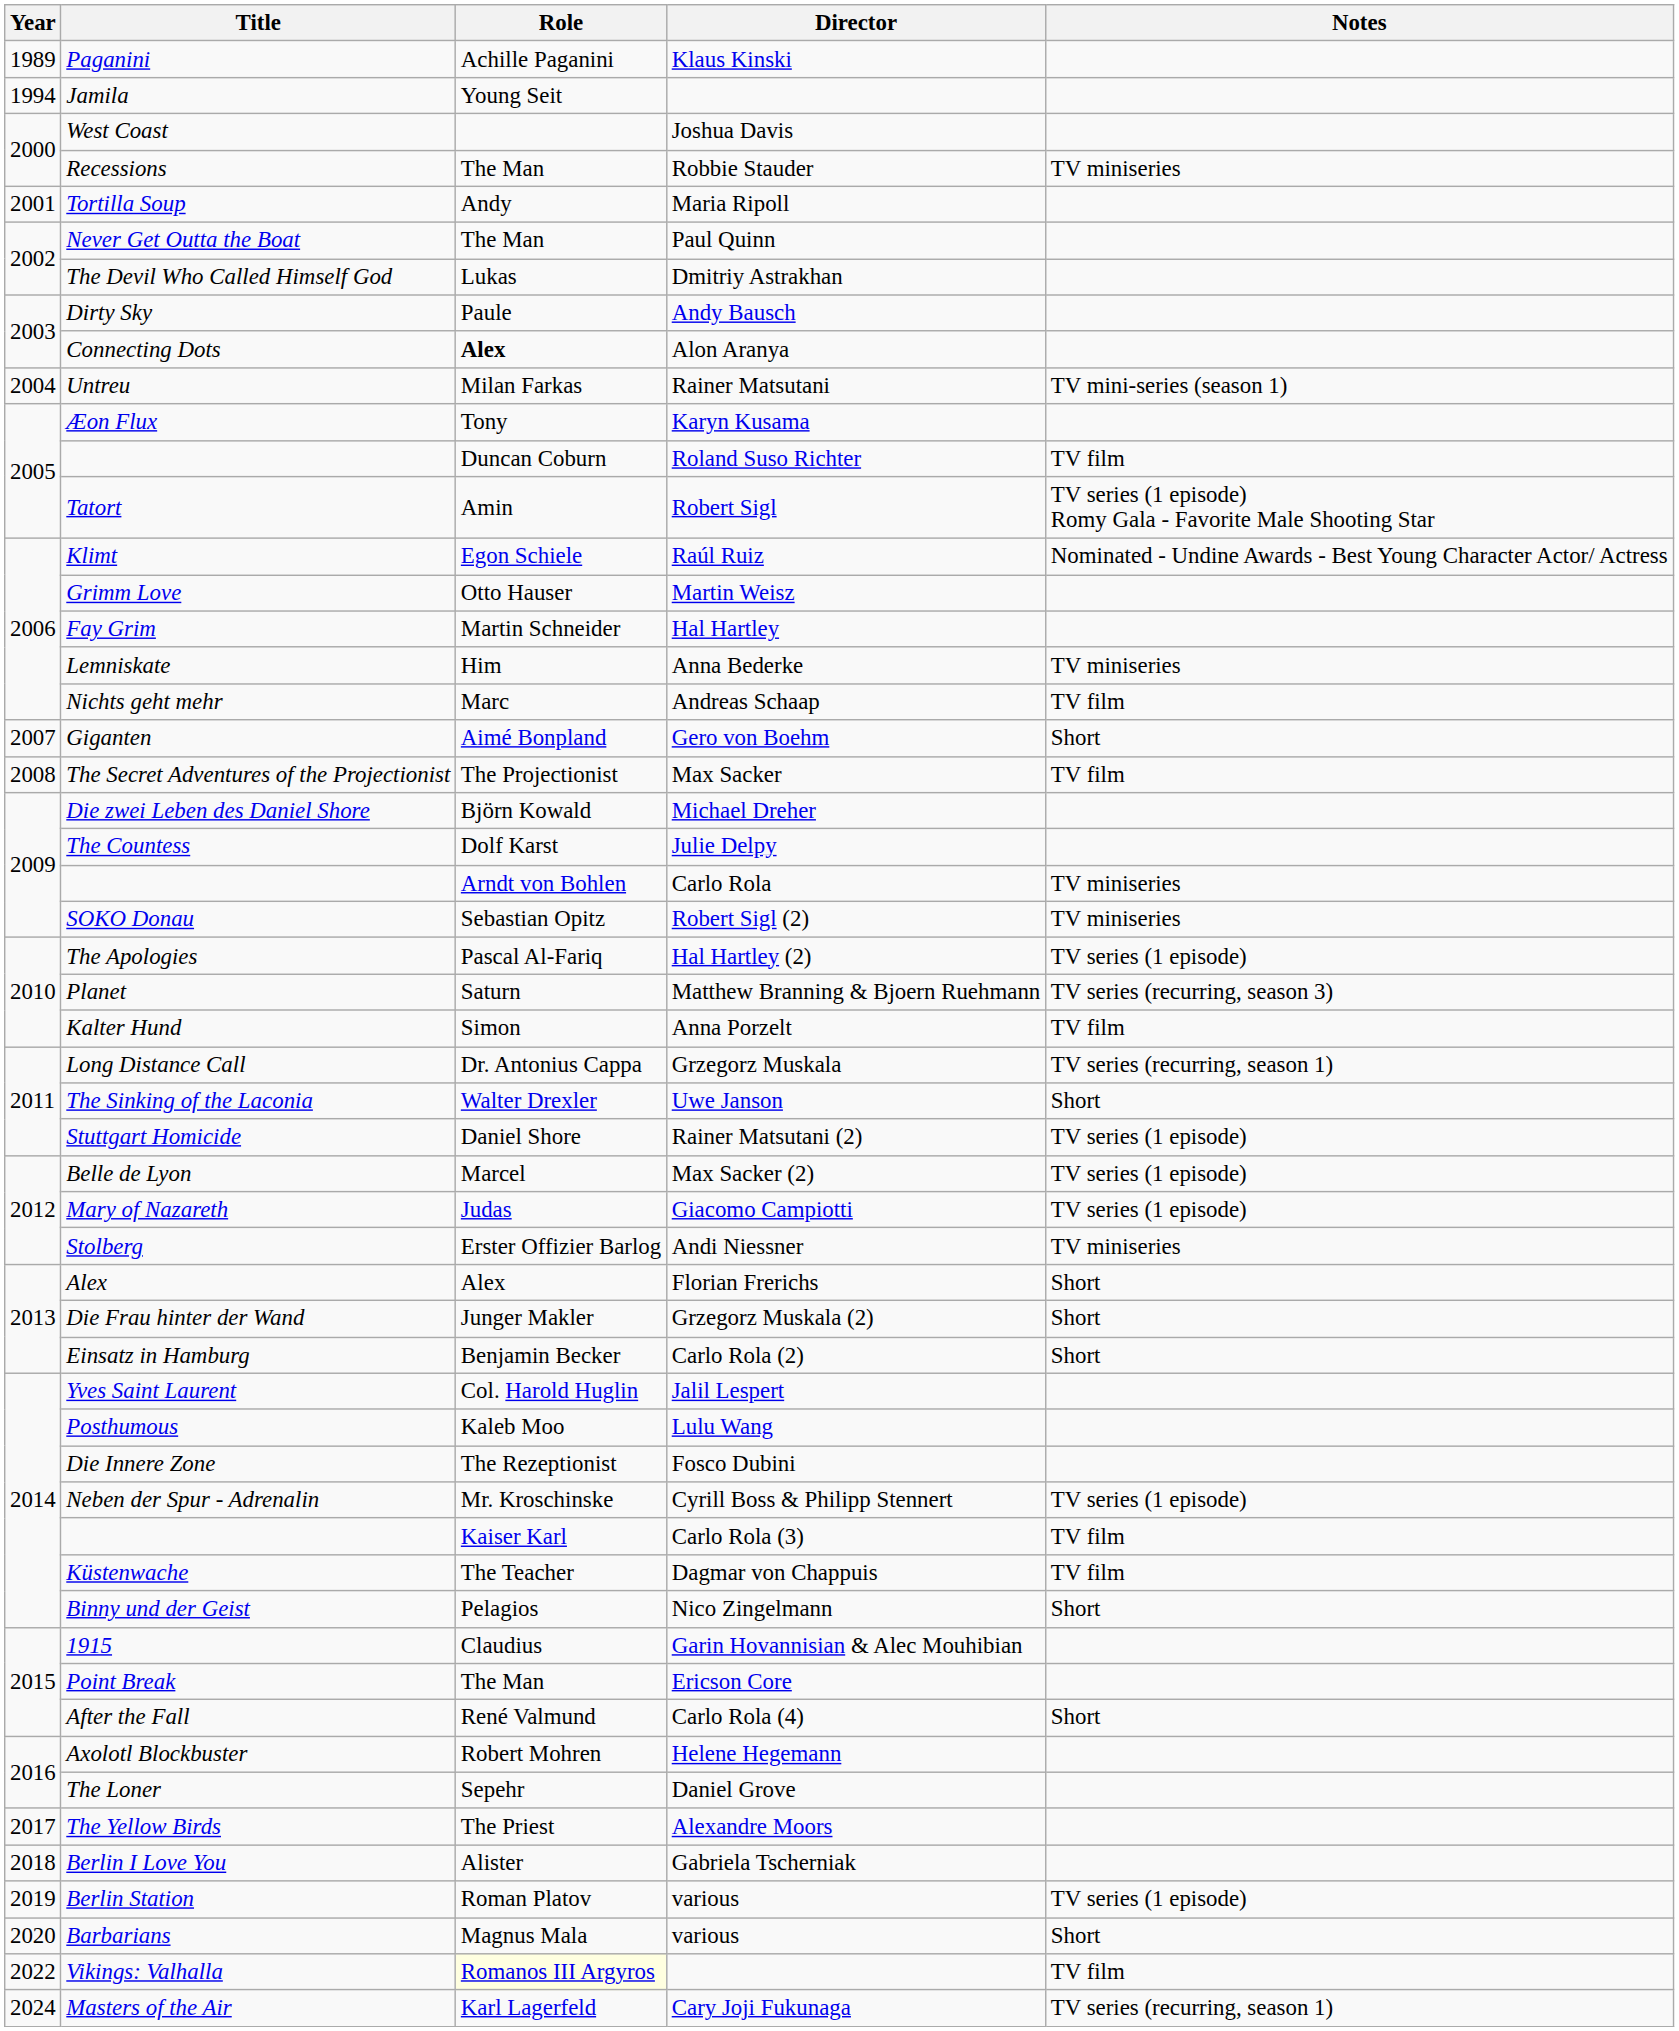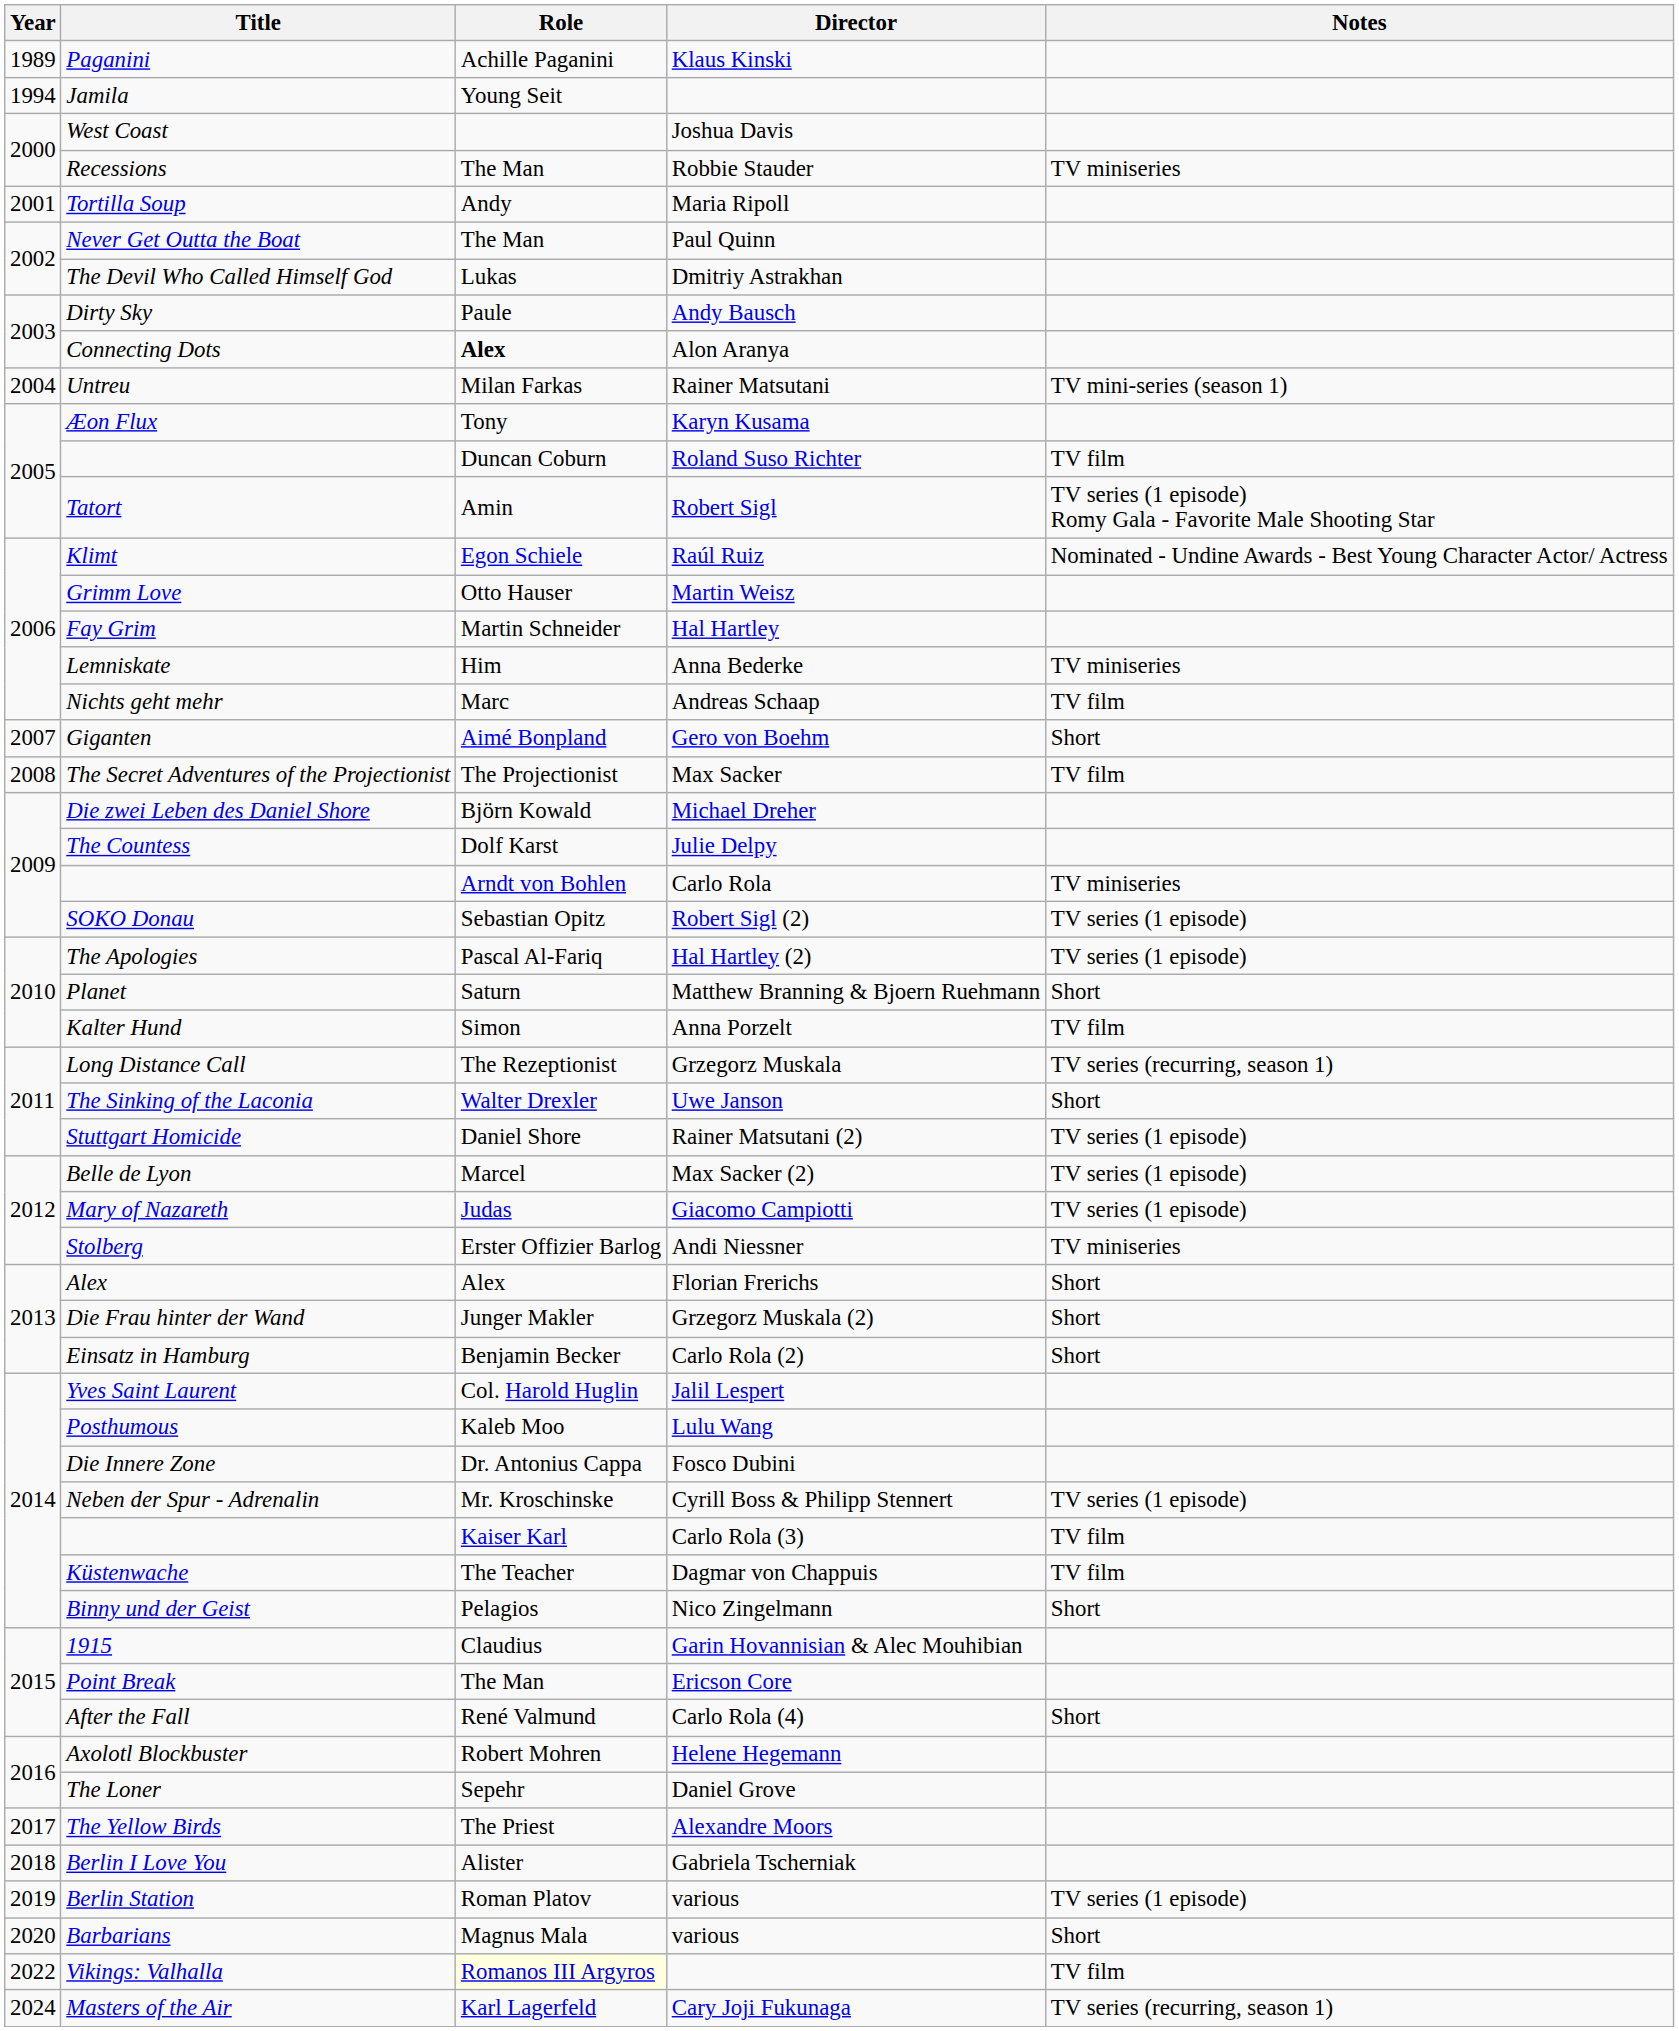(1116, 919) TV miniseries -> (1149, 919) TV series (1 episode)
(1192, 991) TV series (recurring, season 3) -> (1076, 991) Short
(551, 1064) Dr. Antonius Cappa -> (539, 1064) The Rezeptionist
(539, 1463) The Rezeptionist -> (551, 1463) Dr. Antonius Cappa
